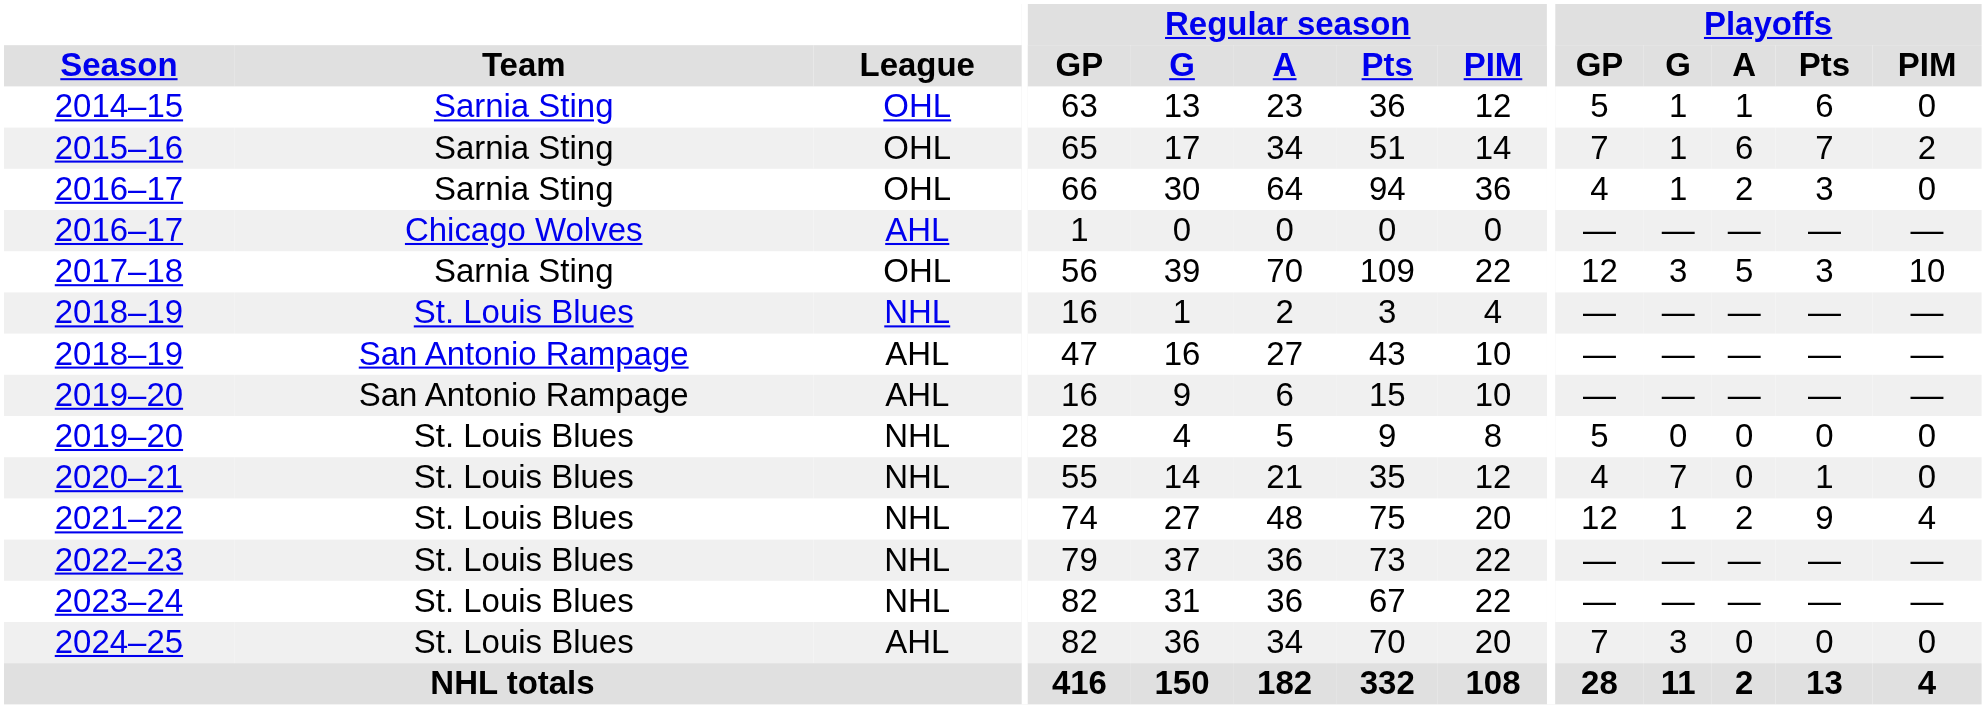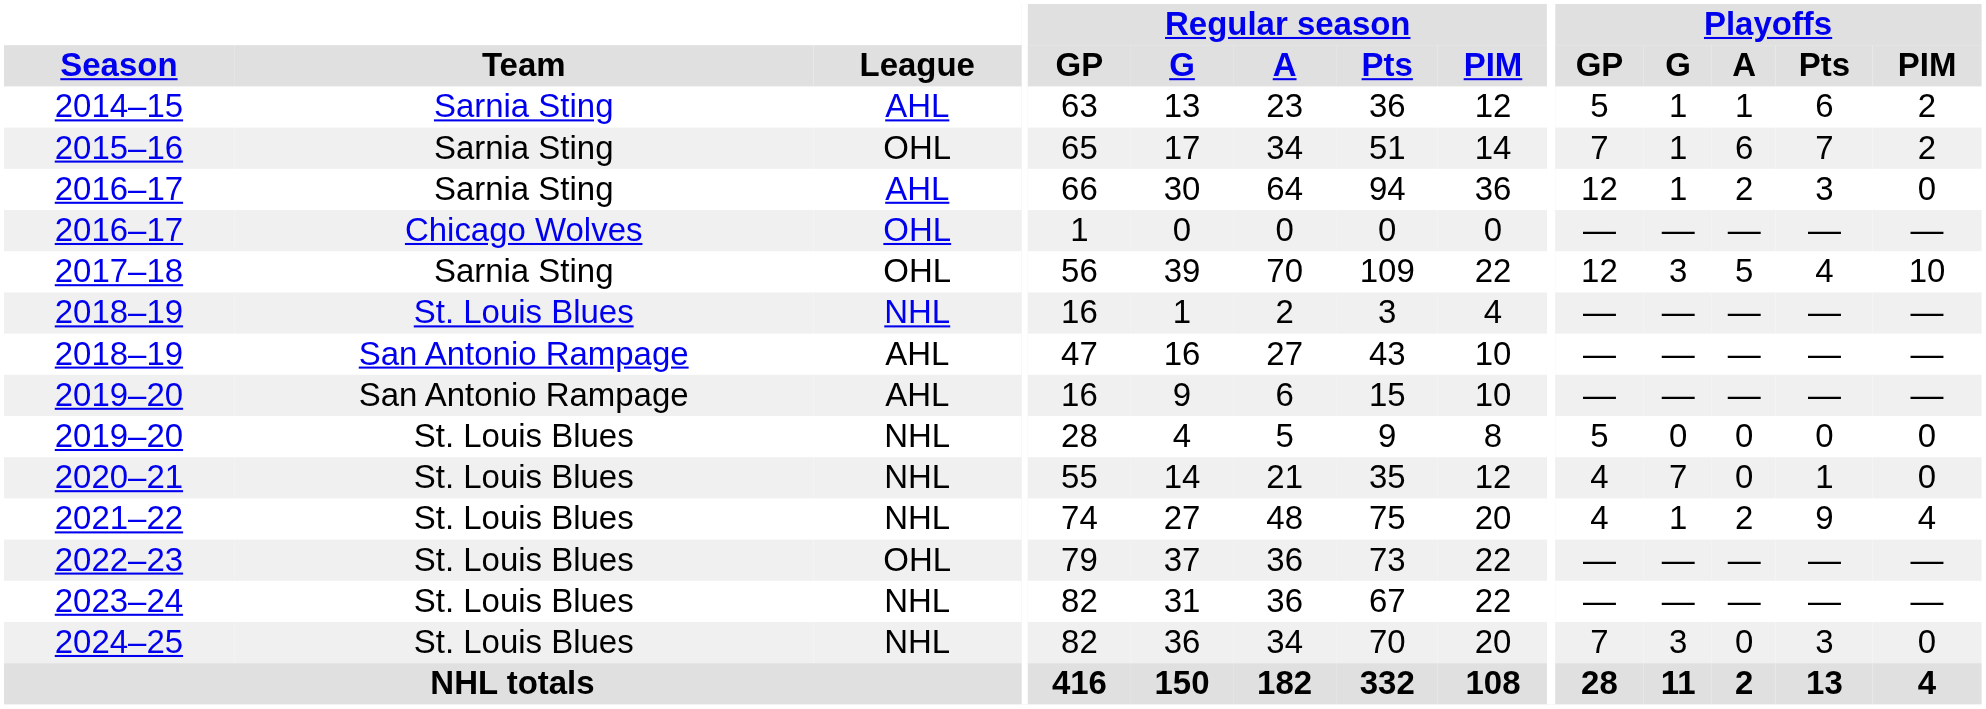(917, 106) OHL -> (917, 106) AHL
(1927, 106) 0 -> (1927, 106) 2
(917, 188) OHL -> (917, 188) AHL
(1599, 188) 4 -> (1599, 188) 12
(917, 230) AHL -> (917, 230) OHL
(1824, 271) 3 -> (1824, 271) 4
(1599, 518) 12 -> (1599, 518) 4
(917, 559) NHL -> (917, 559) OHL
(917, 642) AHL -> (917, 642) NHL
(1824, 642) 0 -> (1824, 642) 3
